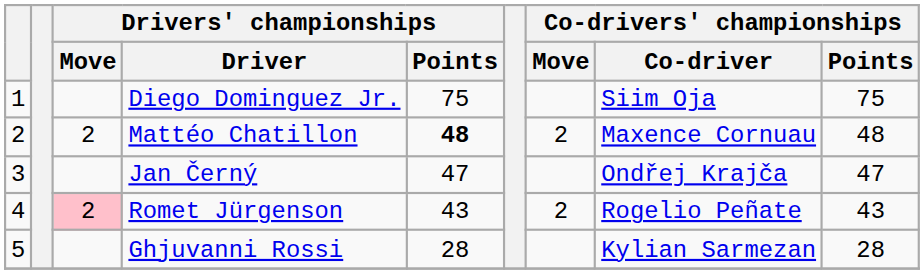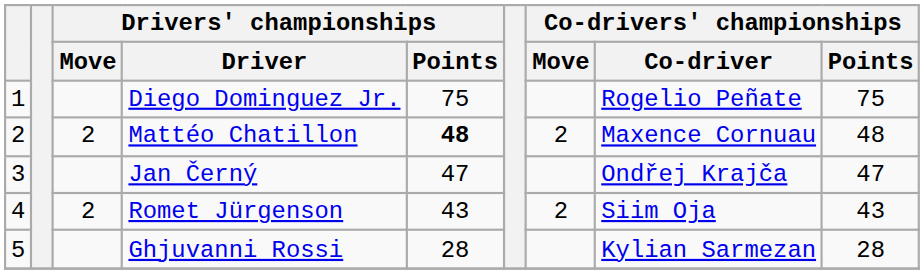(659, 99) Siim Oja -> (701, 99) Rogelio Peñate
(88, 212) pink background -> (88, 212) no background
(701, 212) Rogelio Peñate -> (659, 212) Siim Oja
